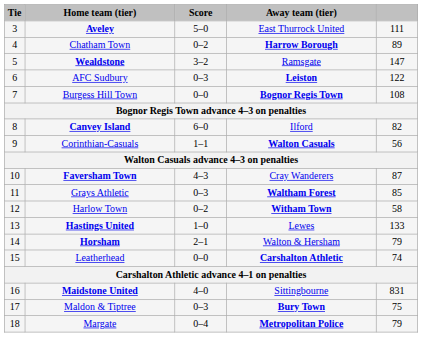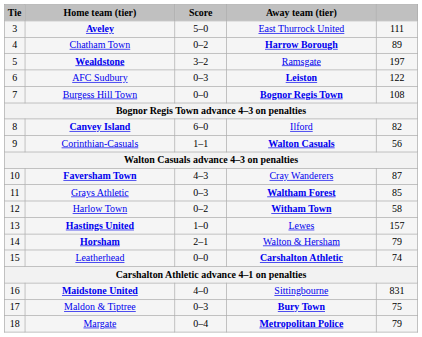(397, 62) 147 -> (397, 62) 197
(397, 226) 133 -> (397, 226) 157
